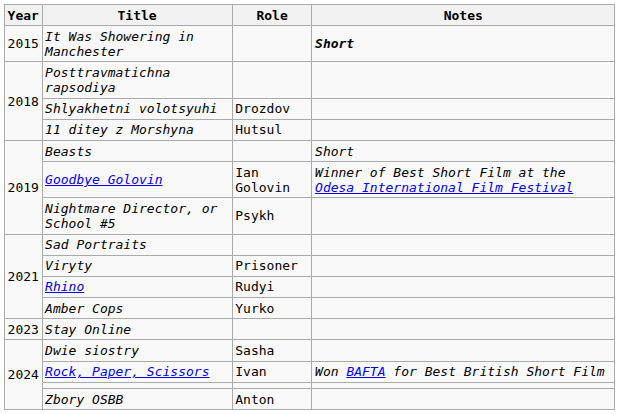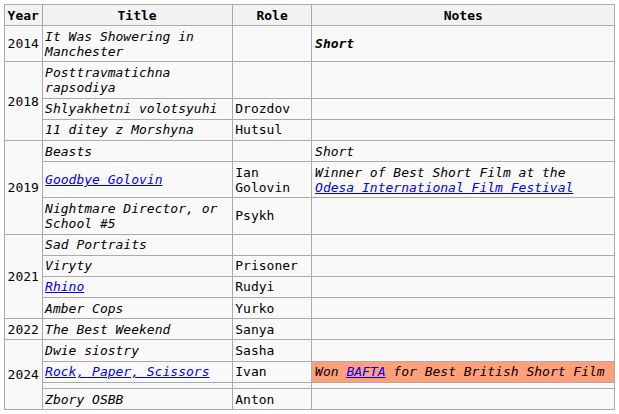(23, 44) 2015 -> (23, 44) 2014
+ row: (108, 329)
- row: (88, 329)
(460, 372) no background -> (460, 372) lightsalmon background
